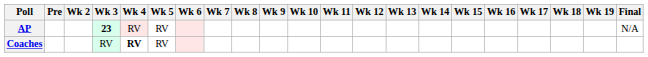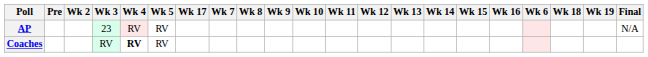columns swapped: (190, 12) <-> (534, 12)
(106, 28) bold -> (106, 28) normal
